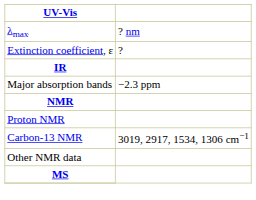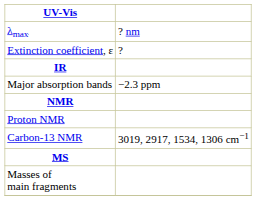- row: (44, 157)
+ row: (42, 180)
